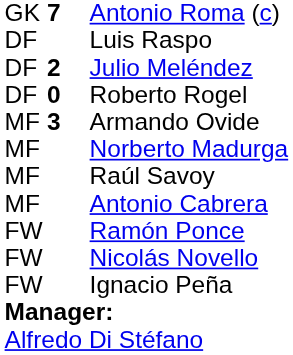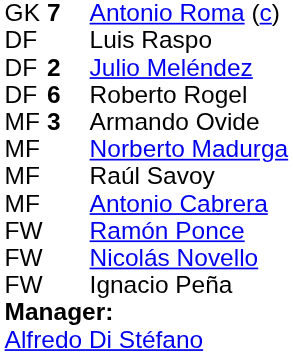(54, 94) 0 -> (54, 94) 6
